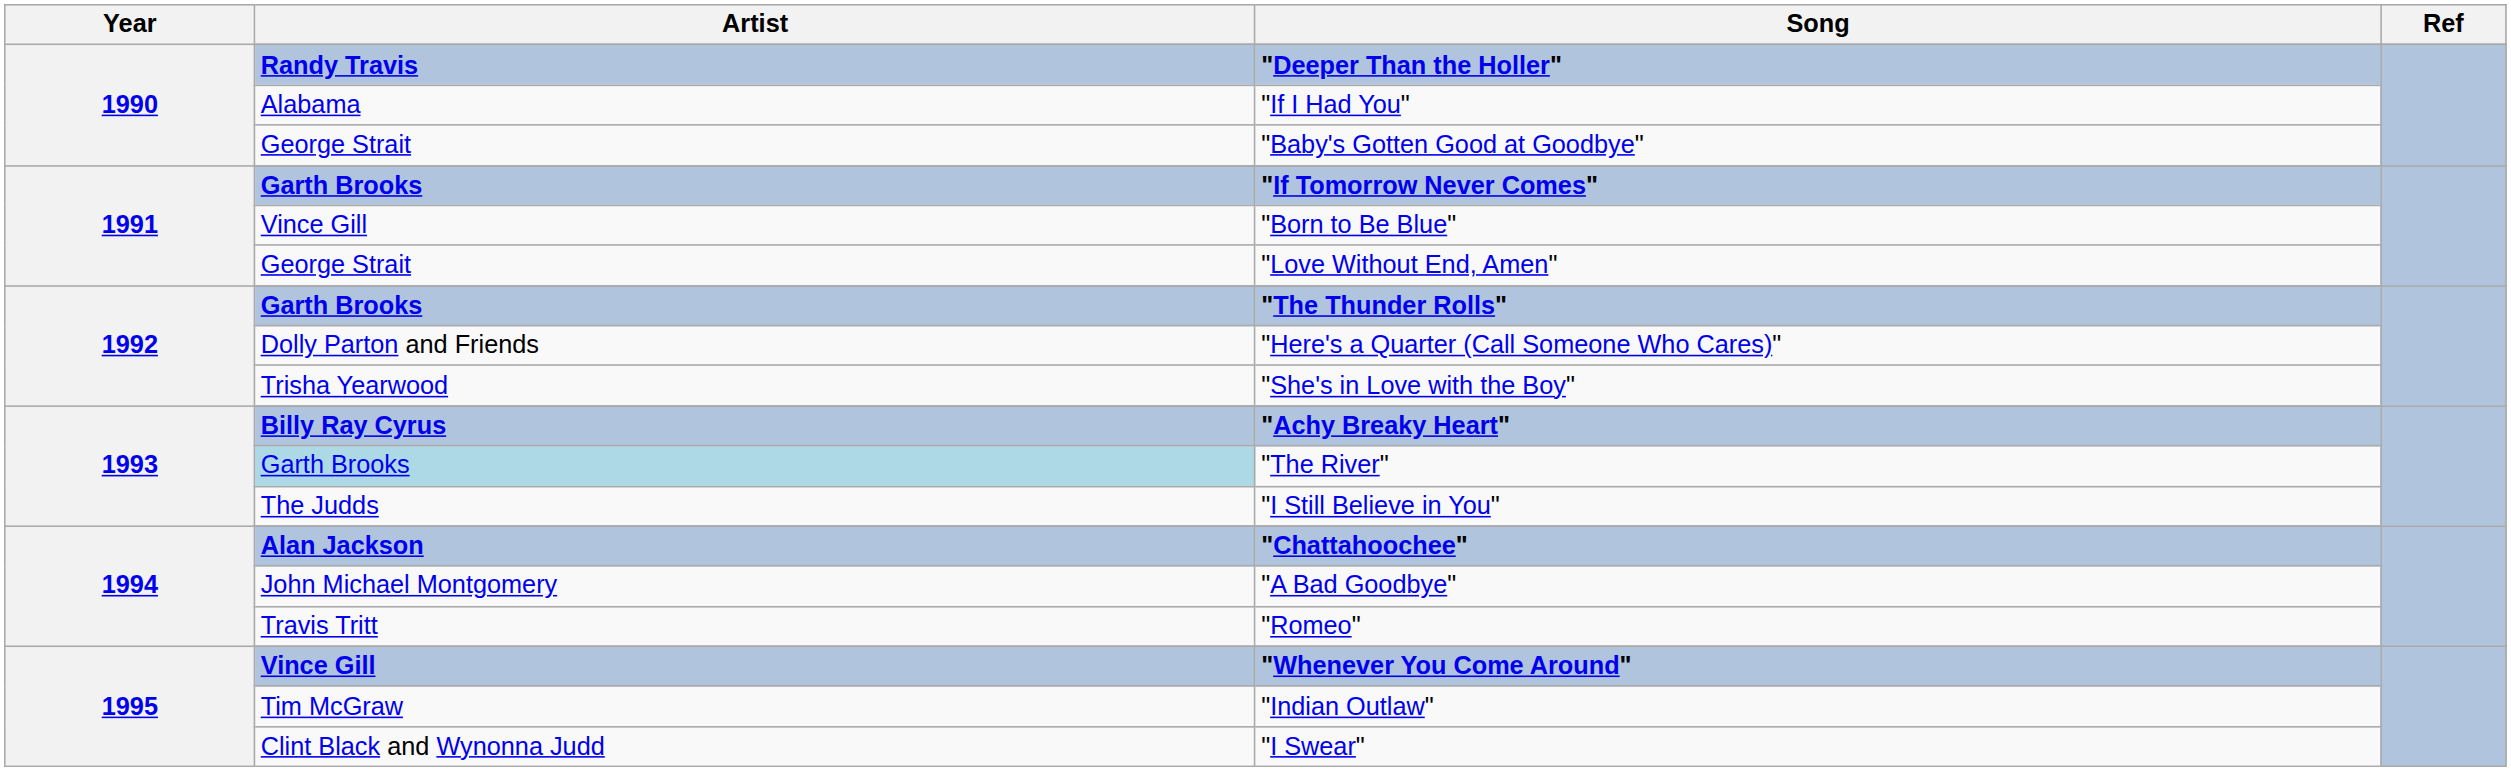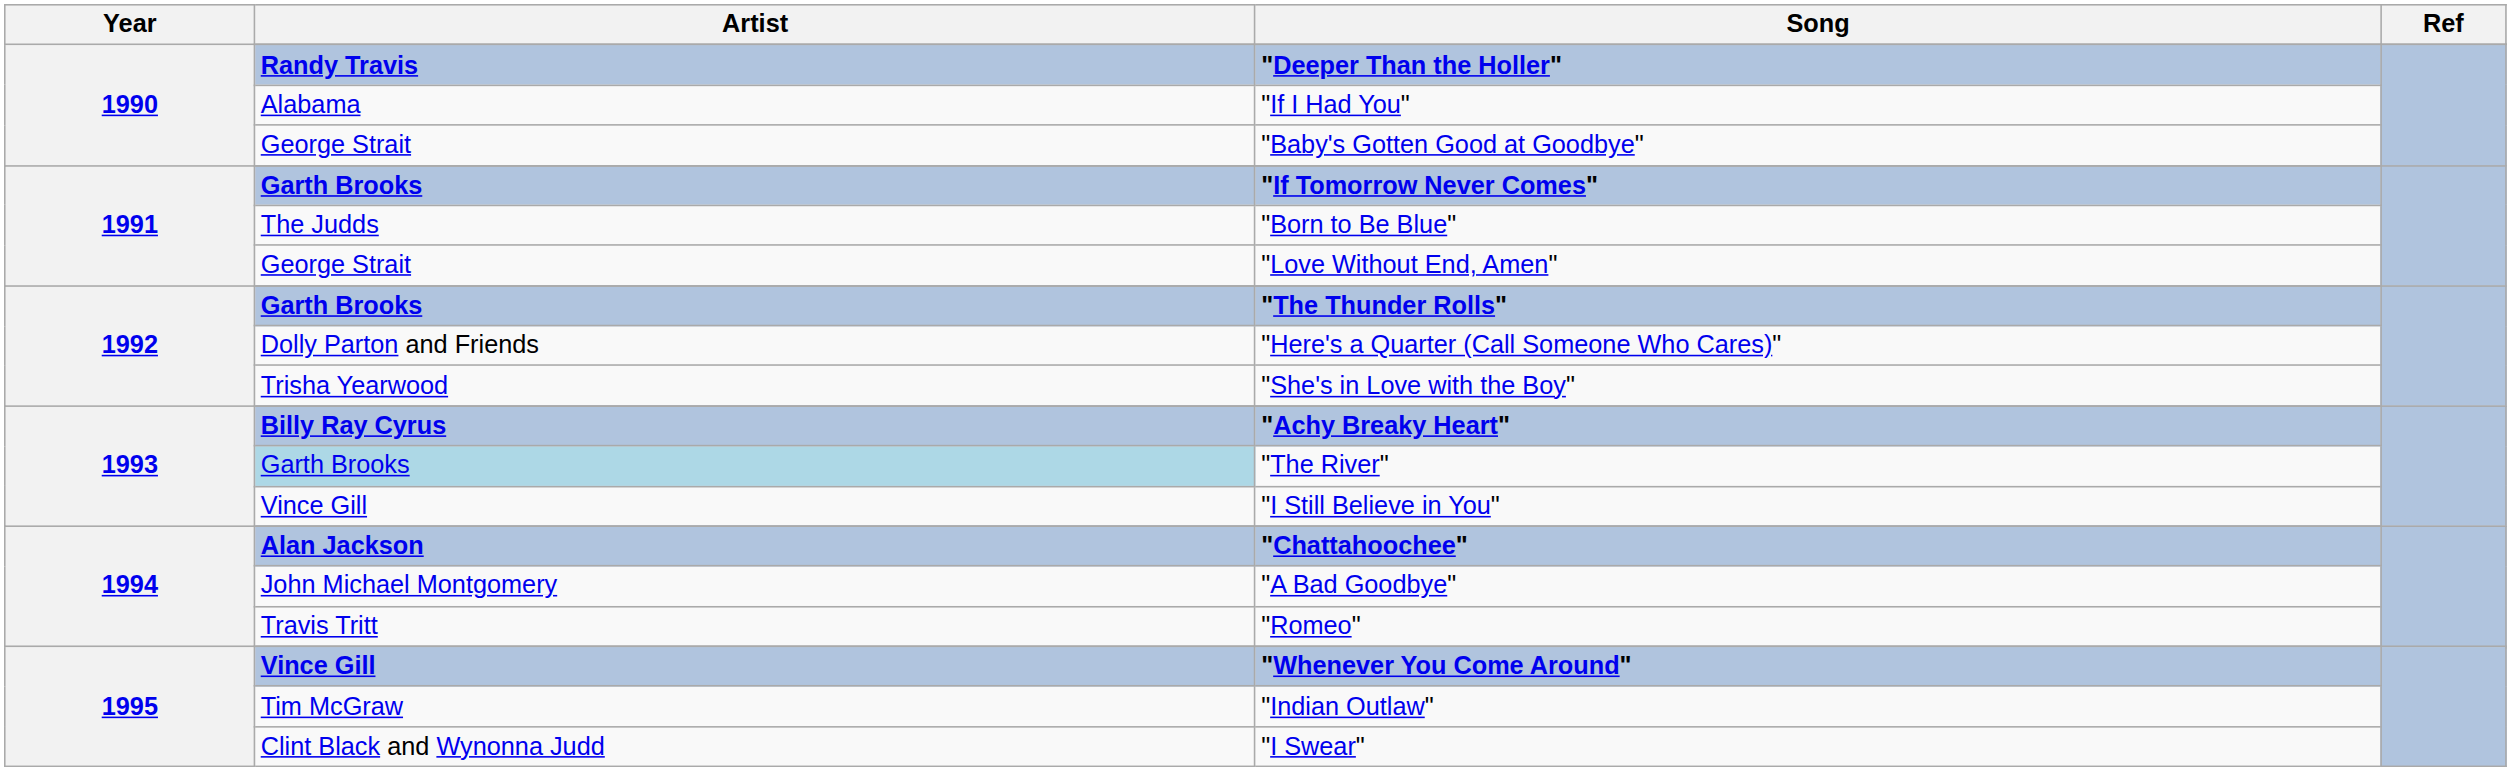(314, 225) Vince Gill -> (320, 225) The Judds
(320, 505) The Judds -> (314, 505) Vince Gill
